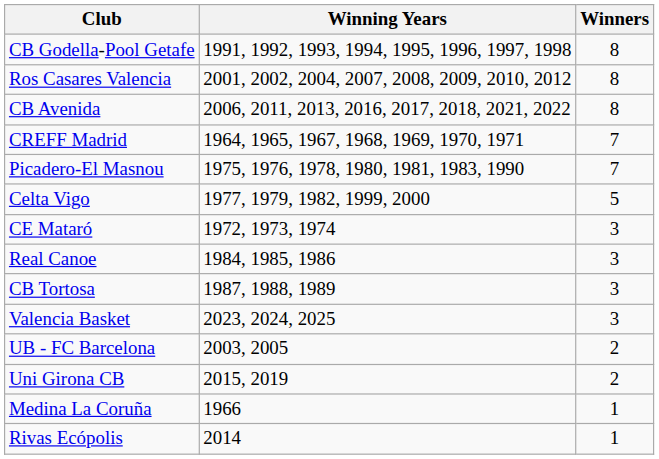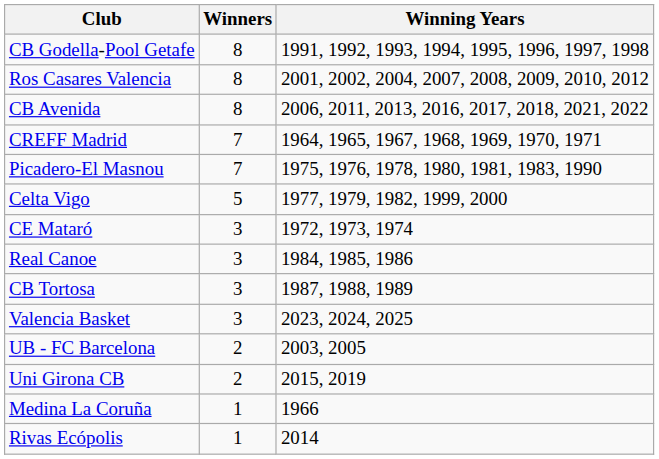columns swapped: (615, 19) <-> (387, 19)
